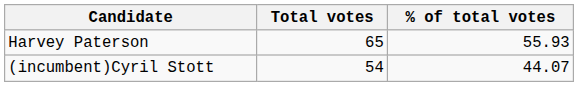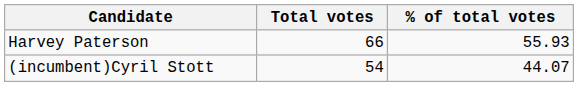(374, 43) 65 -> (374, 43) 66
